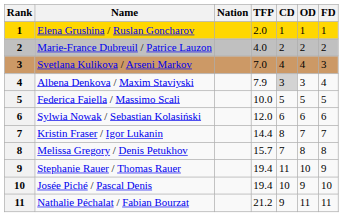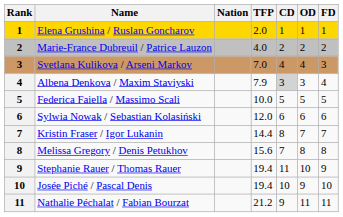(263, 151) 15.7 -> (263, 151) 15.6
